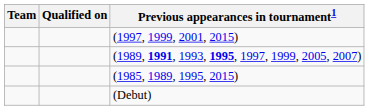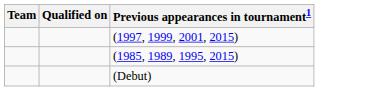- row: (237, 56)
